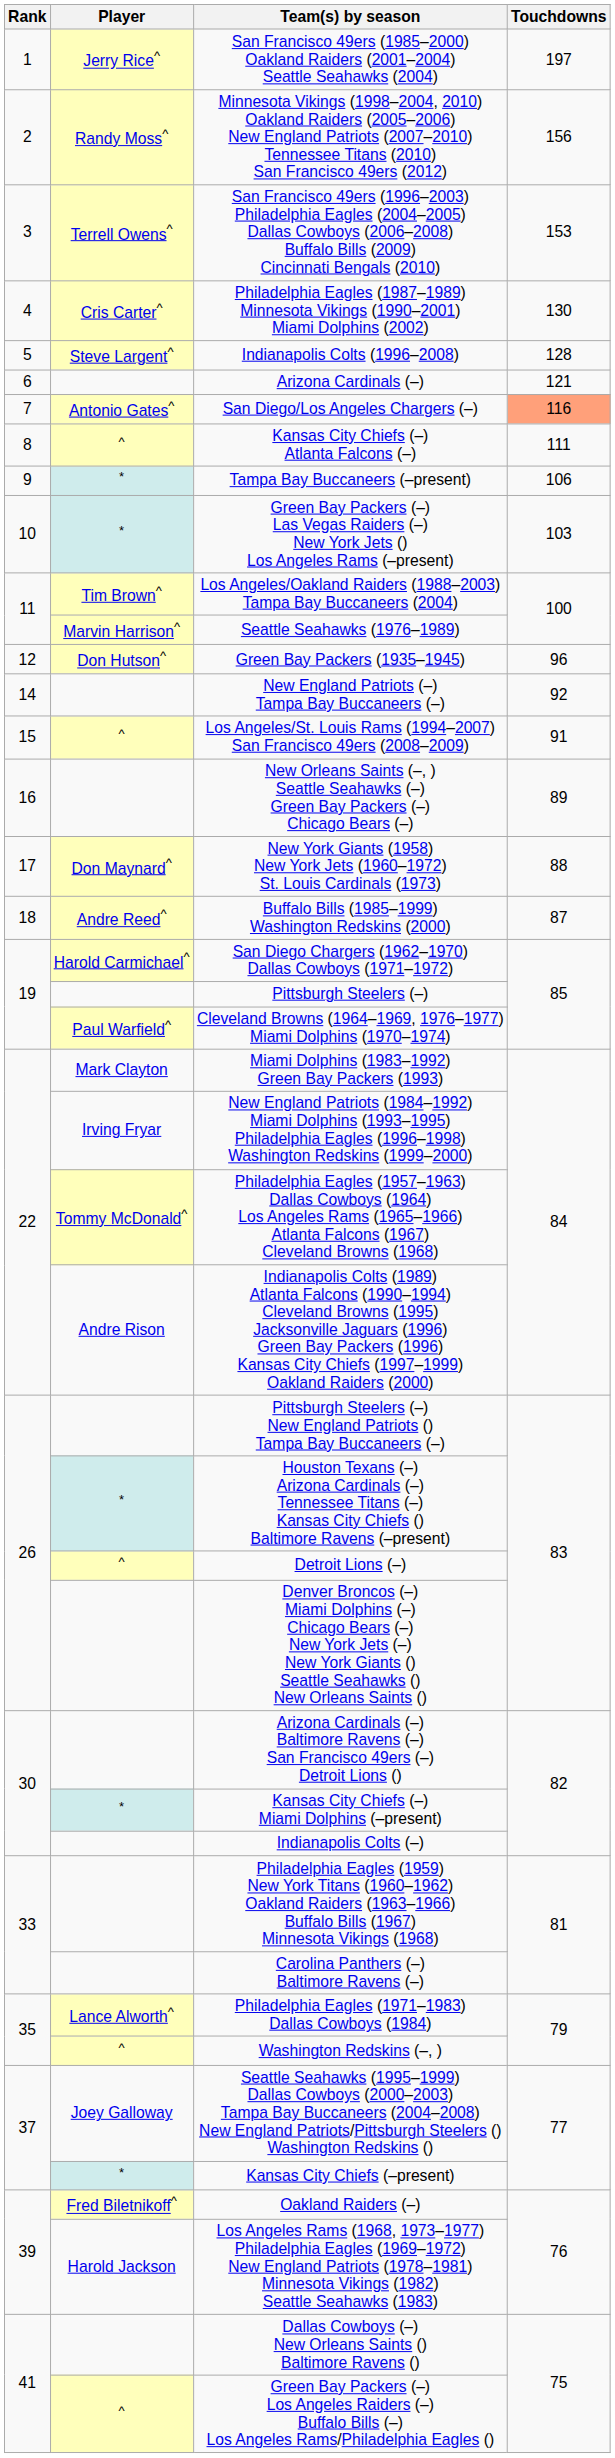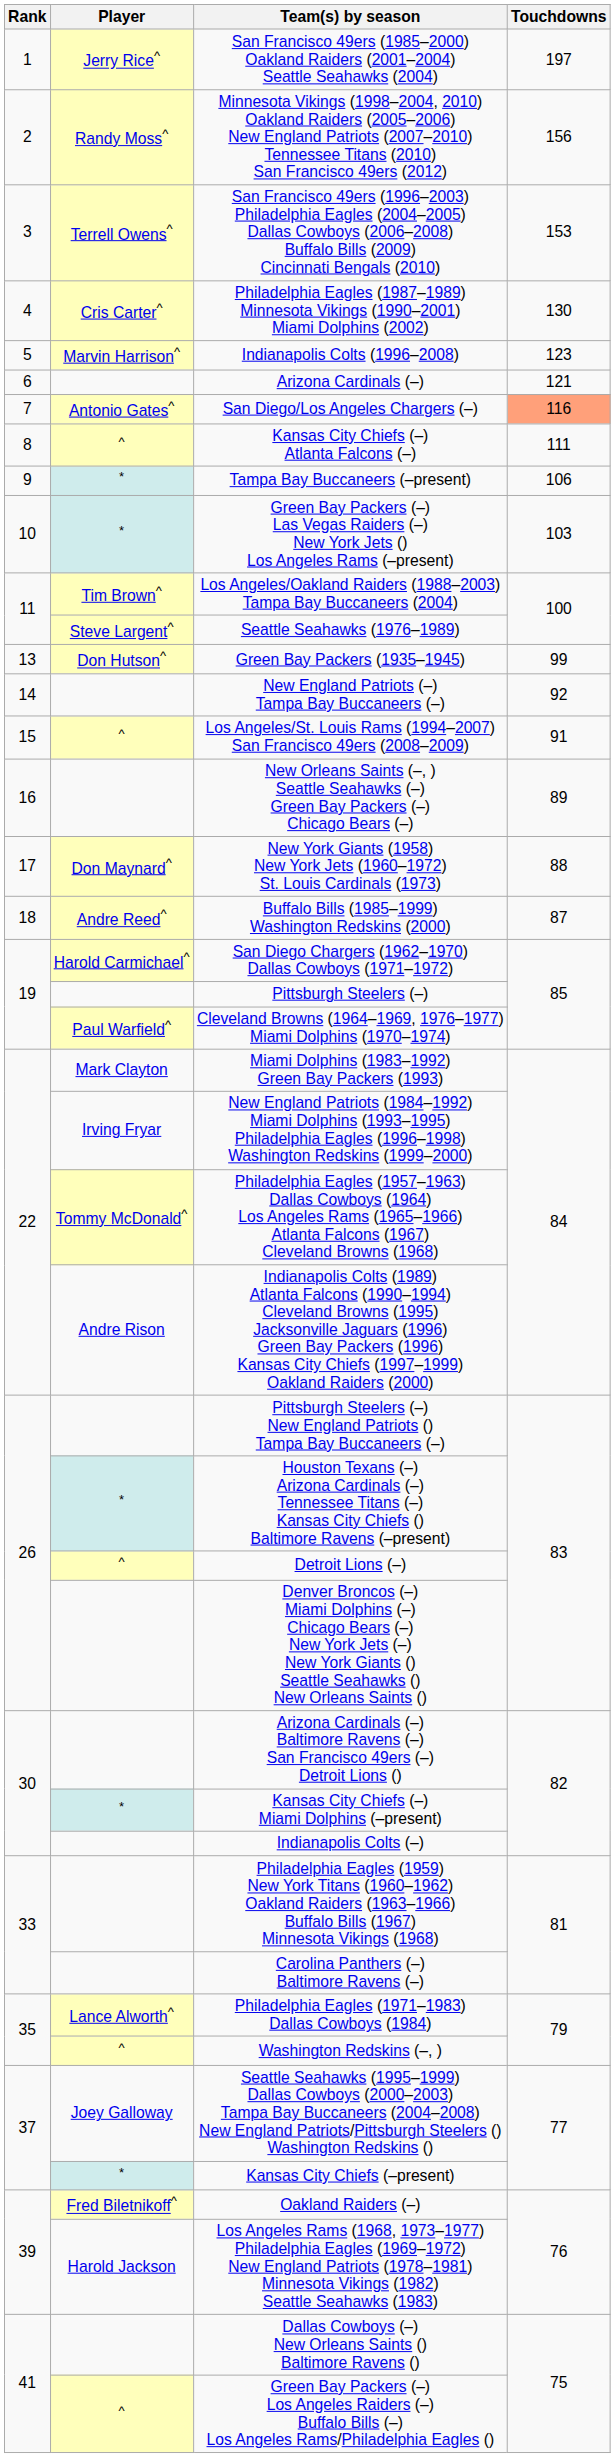(122, 355) Steve Largent^ -> (122, 355) Marvin Harrison^
(559, 355) 128 -> (559, 355) 123
(122, 630) Marvin Harrison^ -> (122, 630) Steve Largent^
(27, 659) 12 -> (27, 659) 13
(559, 659) 96 -> (559, 659) 99
